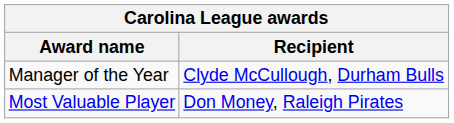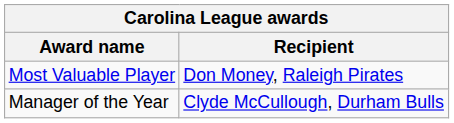rows swapped: (92, 103) <-> (89, 74)
